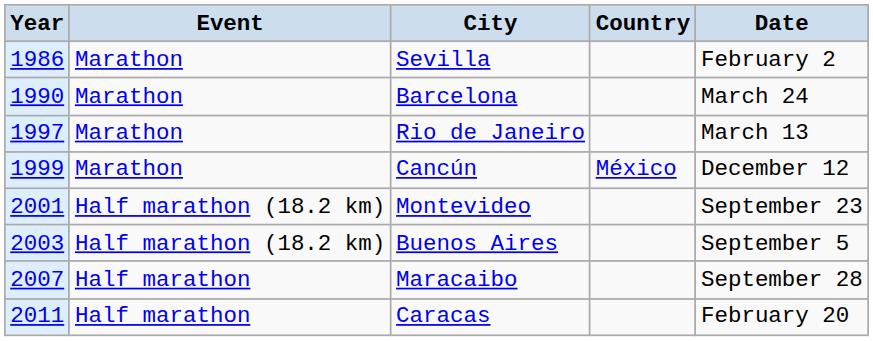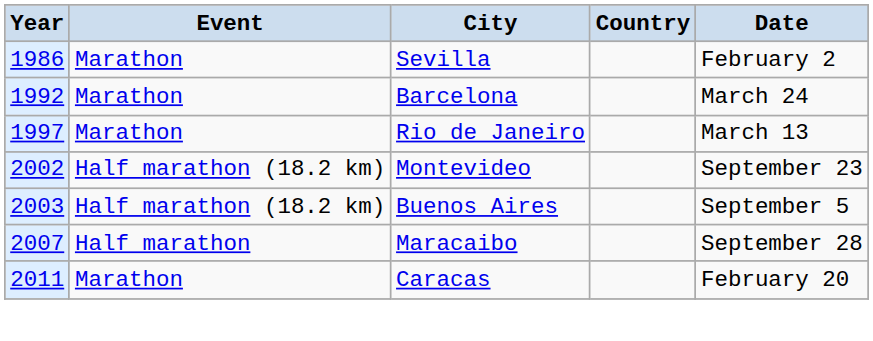(37, 97) 1990 -> (37, 97) 1992
- row: (437, 170)
(37, 206) 2001 -> (37, 170) 2002
(163, 316) Half marathon -> (129, 280) Marathon
